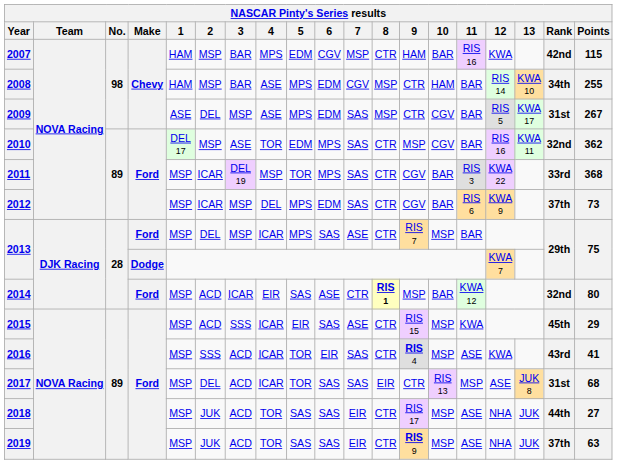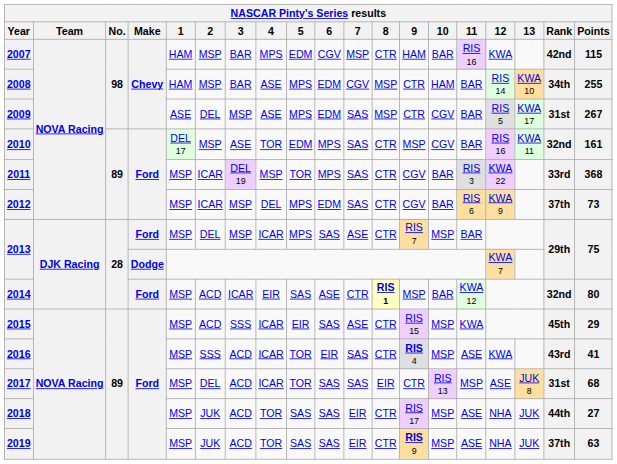(593, 144) 362 -> (593, 144) 161
